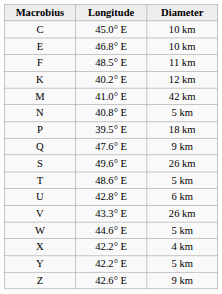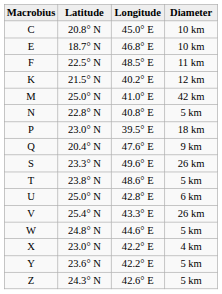+ column: (84, 12)
(182, 280) 9 km -> (191, 280) 5 km
